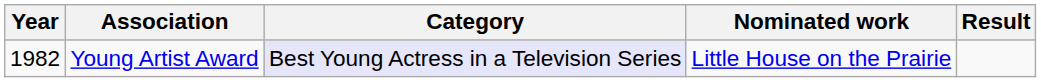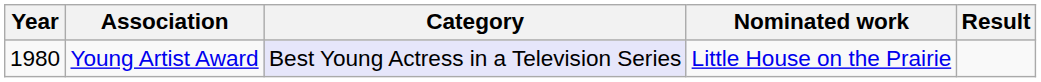(35, 58) 1982 -> (35, 58) 1980
